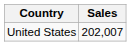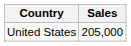(102, 31) 202,007 -> (102, 31) 205,000
